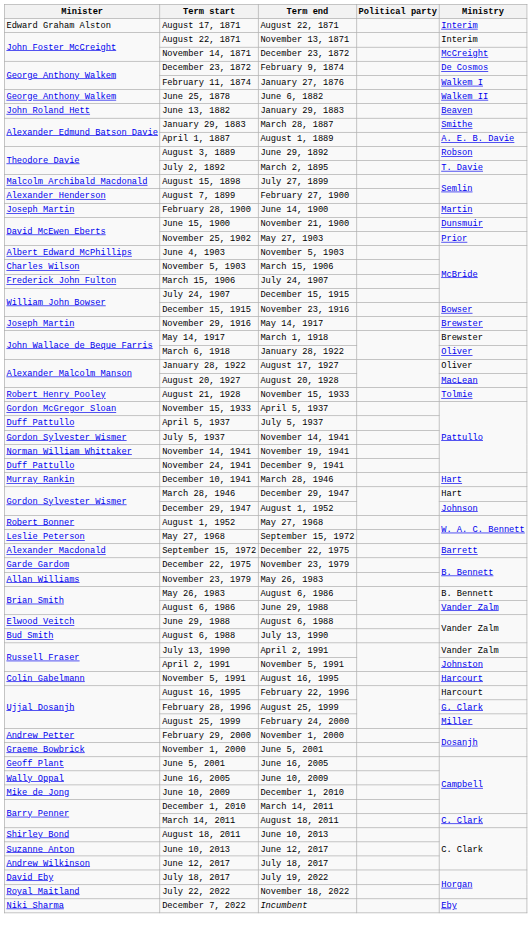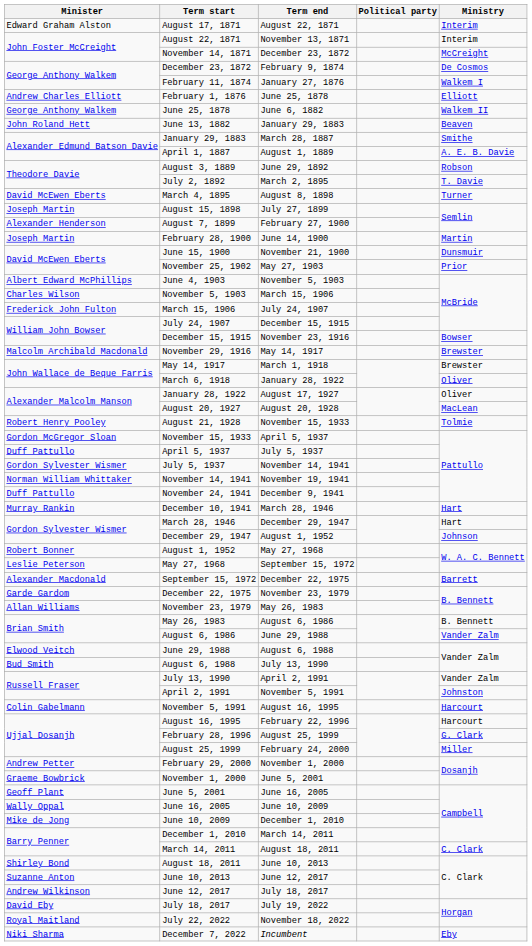+ row: (204, 97)
+ row: (196, 196)
(77, 182) Malcolm Archibald Macdonald -> (40, 210) Joseph Martin
(40, 324) Joseph Martin -> (77, 352) Malcolm Archibald Macdonald
